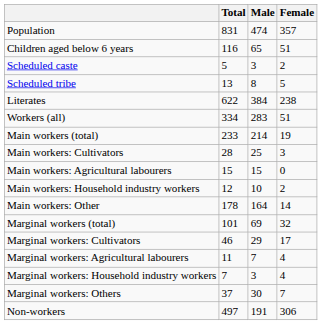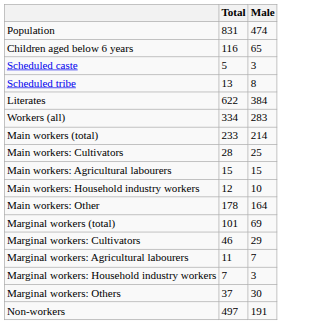- column: (297, 13)
